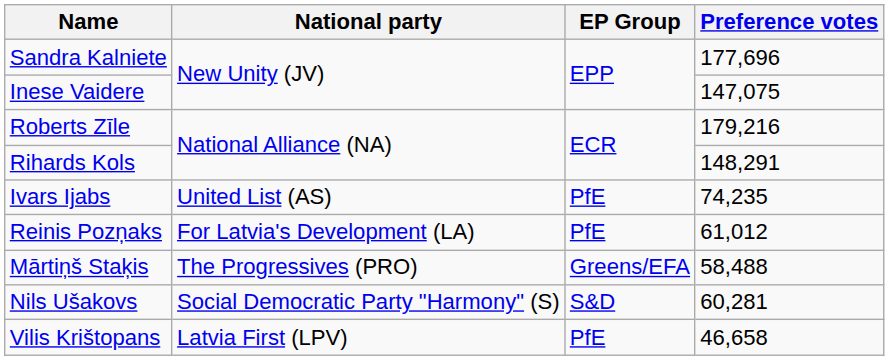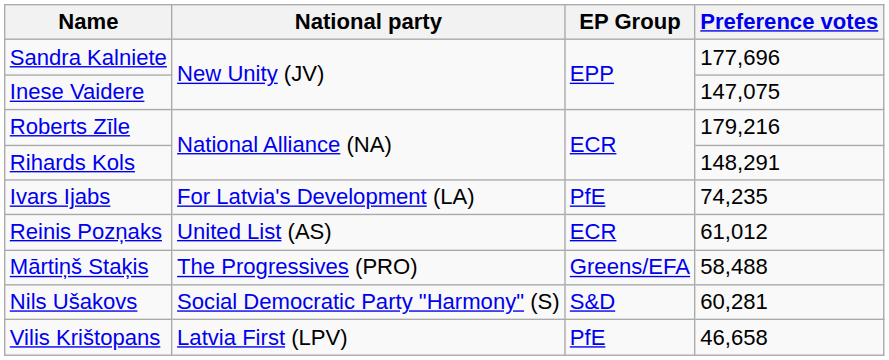(254, 197) United List (AS) -> (326, 197) For Latvia's Development (LA)
(326, 232) For Latvia's Development (LA) -> (254, 232) United List (AS)
(588, 232) PfE -> (593, 232) ECR
